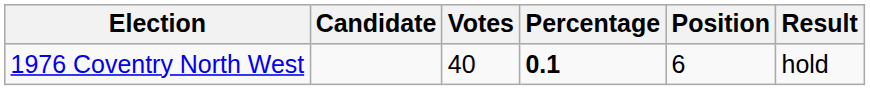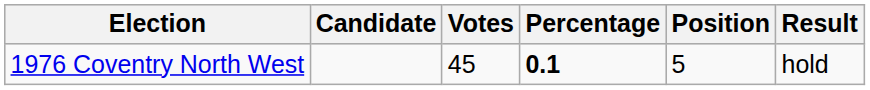(462, 63) 40 -> (462, 63) 45
(679, 63) 6 -> (679, 63) 5
